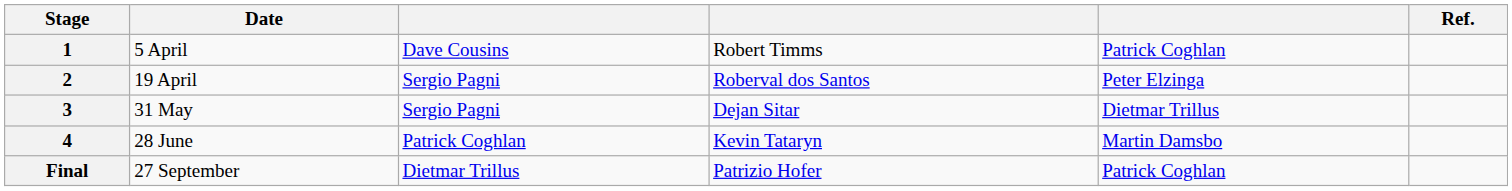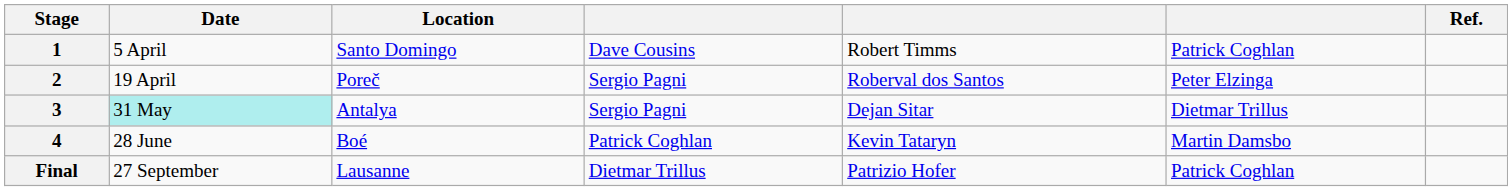+ column: (458, 19)
(164, 110) no background -> (143, 110) paleturquoise background
